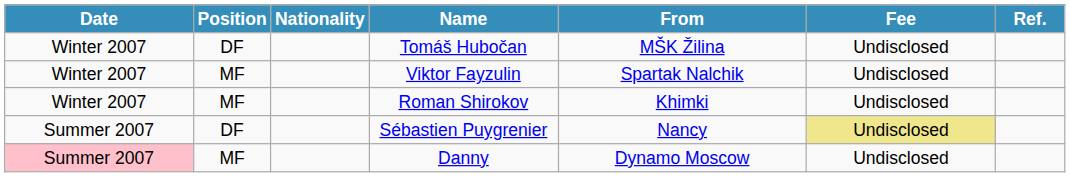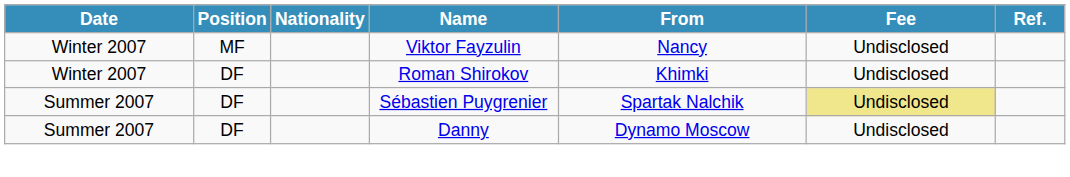- row: (463, 47)
(682, 74) Spartak Nalchik -> (682, 47) Nancy
(232, 102) MF -> (232, 74) DF
(682, 130) Nancy -> (682, 102) Spartak Nalchik
(99, 158) pink background -> (99, 130) no background
(232, 158) MF -> (232, 130) DF
